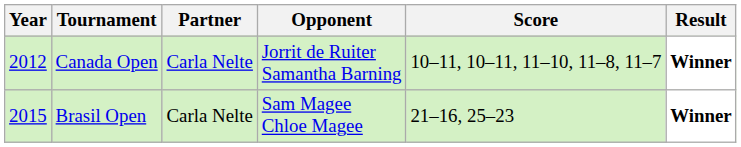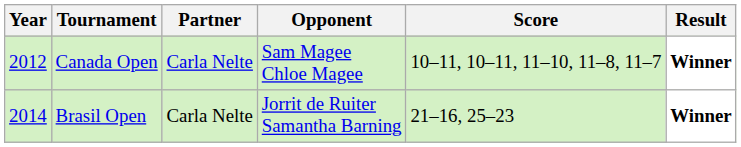(332, 62) Jorrit de Ruiter Samantha Barning -> (312, 62) Sam Magee Chloe Magee
(28, 116) 2015 -> (28, 116) 2014
(312, 116) Sam Magee Chloe Magee -> (332, 116) Jorrit de Ruiter Samantha Barning
